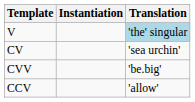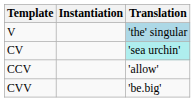(154, 50) no background -> (154, 50) paleturquoise background
rows swapped: (19, 87) <-> (19, 69)
